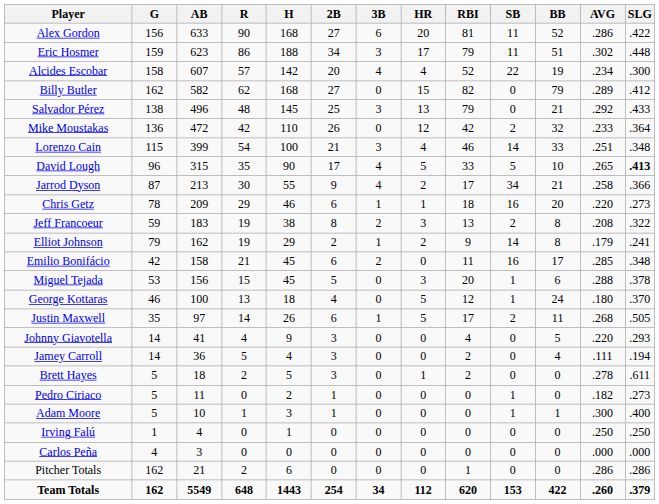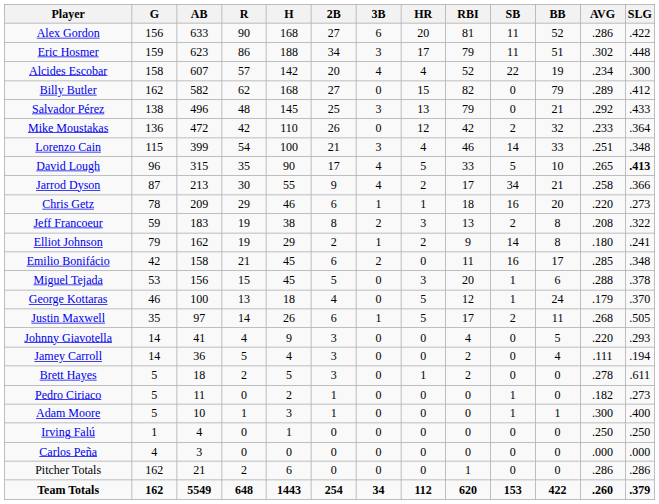(602, 242) .179 -> (602, 242) .180
(602, 299) .180 -> (602, 299) .179
